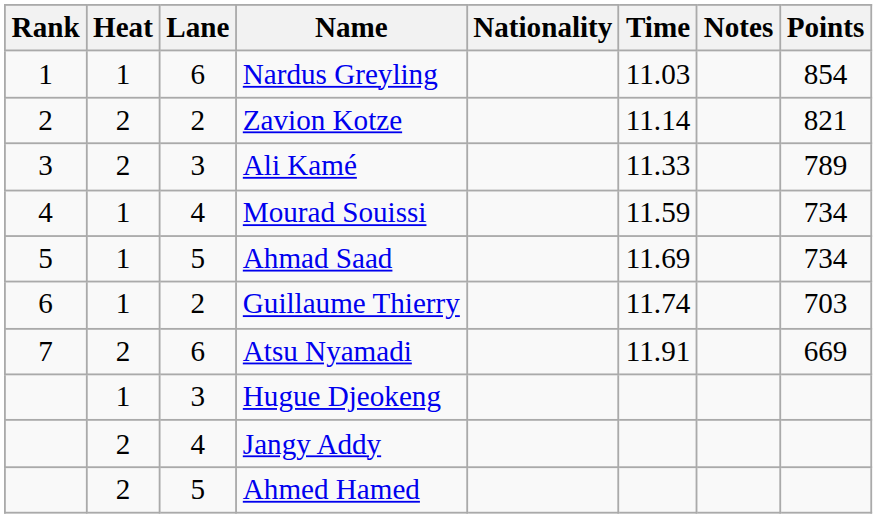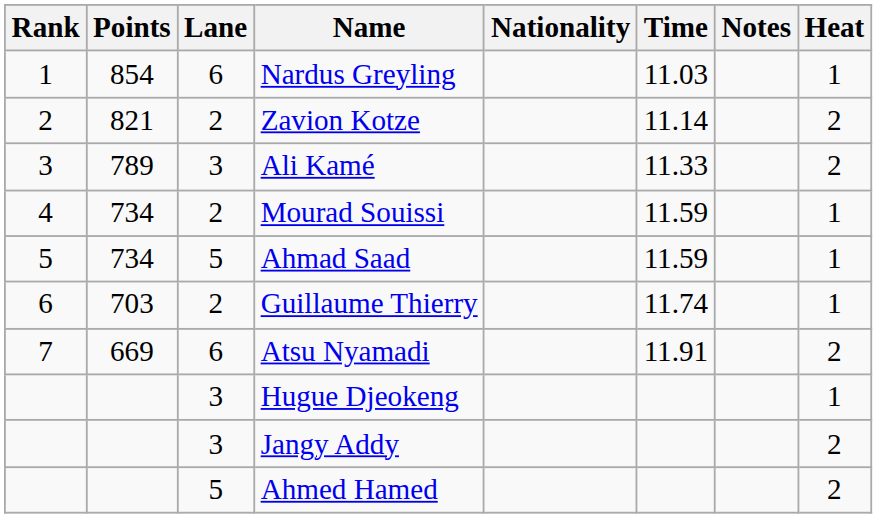columns swapped: (123, 27) <-> (825, 27)
(198, 212) 4 -> (216, 212) 2
(658, 258) 11.69 -> (676, 258) 11.59
(198, 443) 4 -> (216, 443) 3
